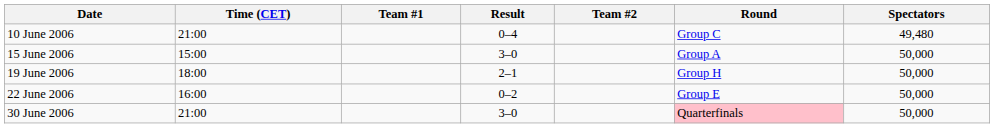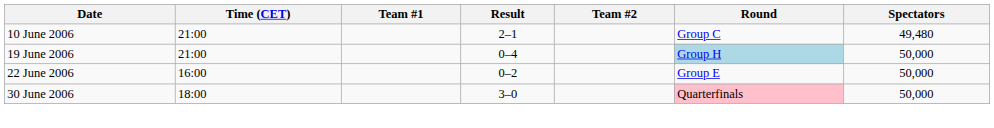(508, 34) 0–4 -> (508, 34) 2–1
- row: (41, 53)
(192, 73) 18:00 -> (192, 53) 21:00
(508, 73) 2–1 -> (508, 53) 0–4
(699, 73) no background -> (699, 53) lightblue background
(192, 113) 21:00 -> (192, 93) 18:00
